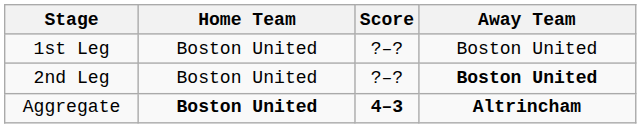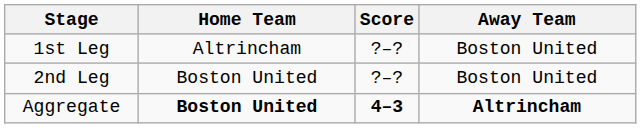(247, 49) Boston United -> (247, 49) Altrincham
(527, 78) bold -> (527, 78) normal
